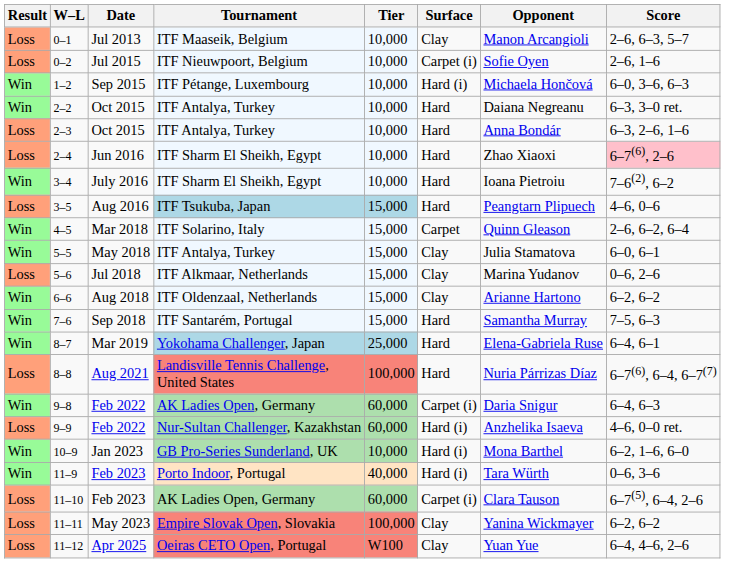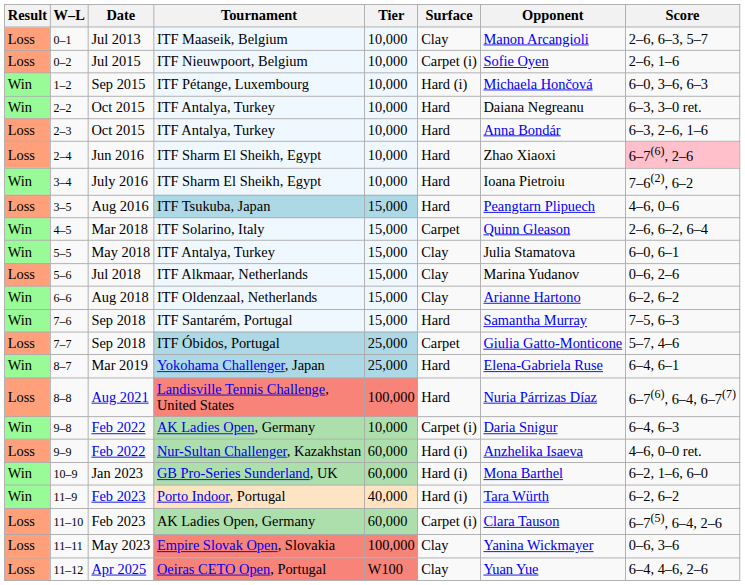+ row: (63, 344)
(388, 405) 60,000 -> (388, 428) 10,000
(388, 450) 10,000 -> (388, 473) 60,000
(635, 473) 0–6, 3–6 -> (654, 496) 6–2, 6–2
(635, 523) 6–2, 6–2 -> (654, 546) 0–6, 3–6
